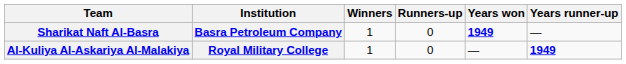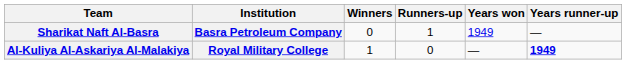(370, 31) 1 -> (370, 31) 0
(430, 31) 0 -> (430, 31) 1
(481, 31) bold -> (481, 31) normal
